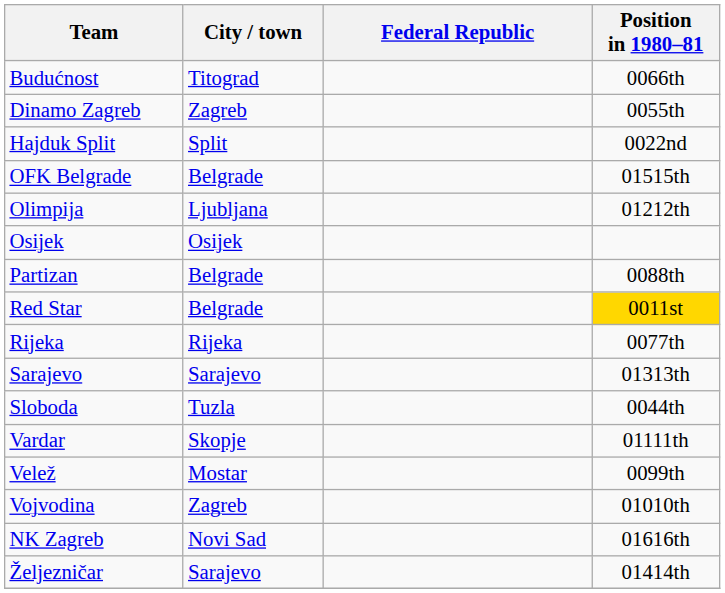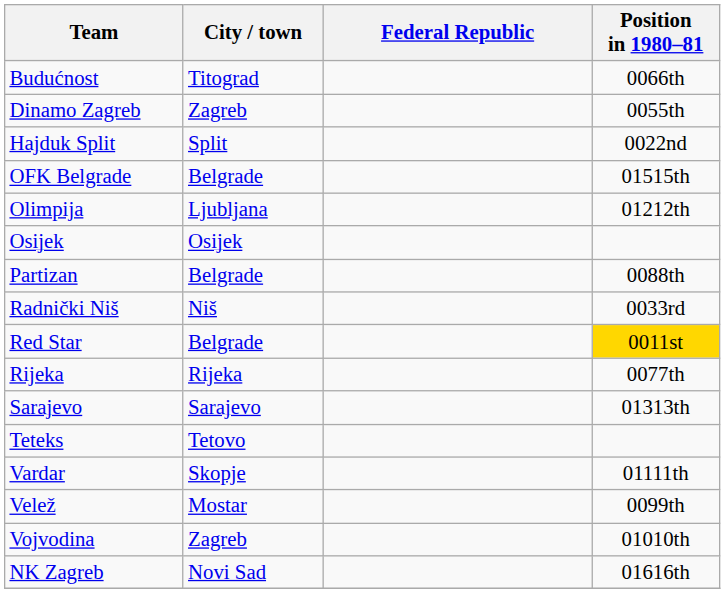+ row: (64, 308)
- row: (44, 407)
+ row: (36, 440)
- row: (56, 572)
